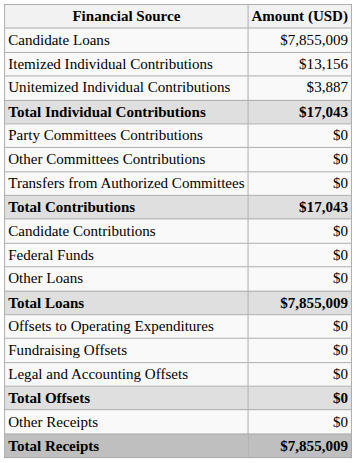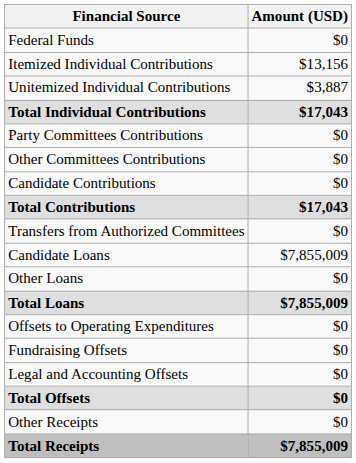rows swapped: (51, 254) <-> (59, 40)
rows swapped: (82, 231) <-> (126, 183)
